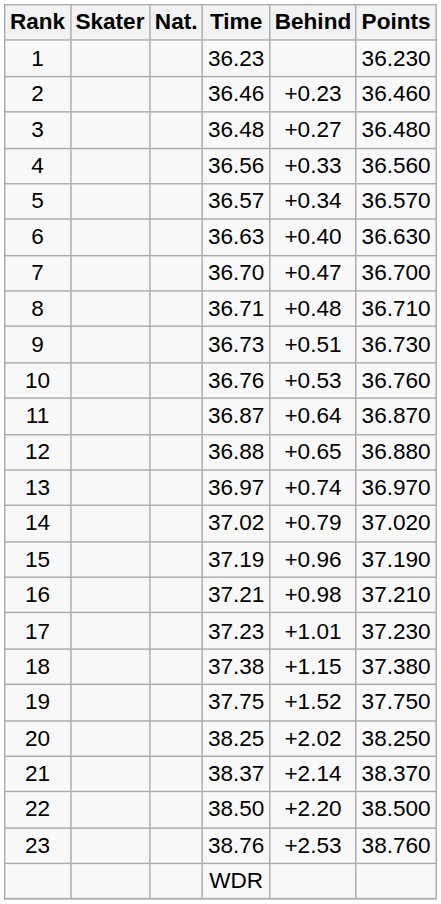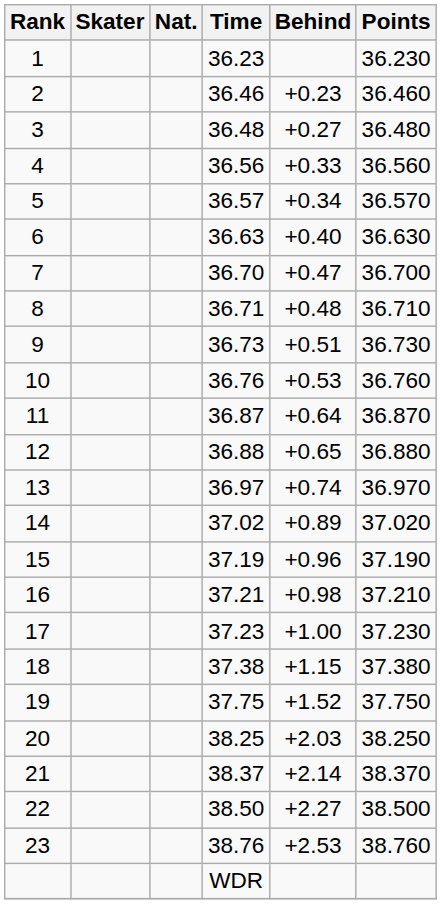(313, 523) +0.79 -> (313, 523) +0.89
(313, 630) +1.01 -> (313, 630) +1.00
(313, 737) +2.02 -> (313, 737) +2.03
(313, 809) +2.20 -> (313, 809) +2.27
